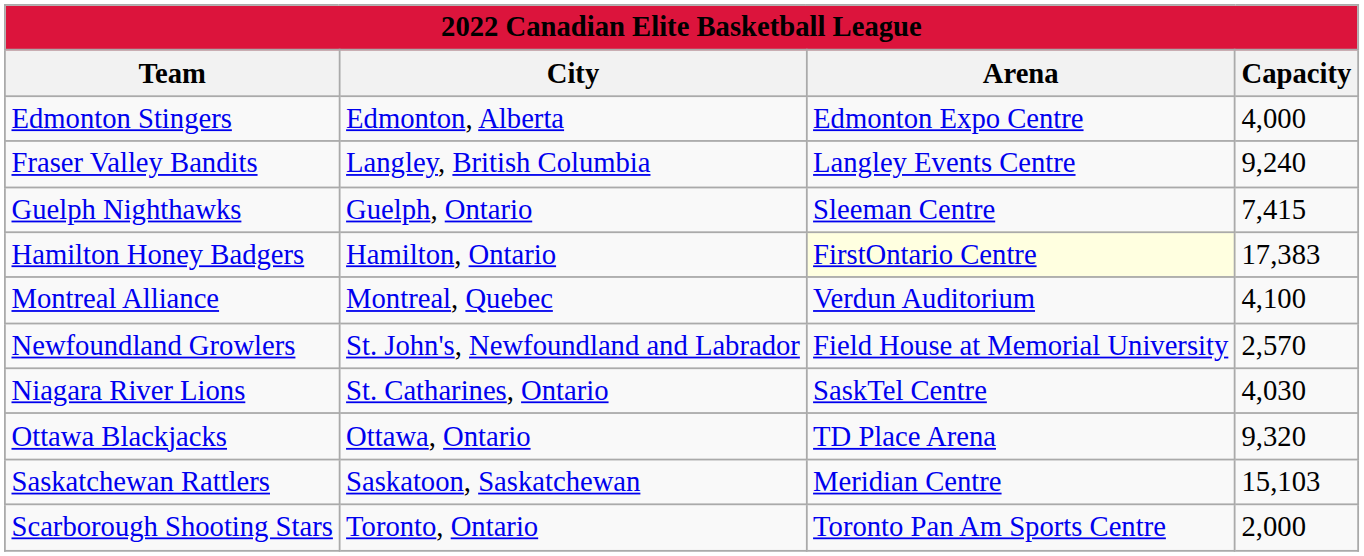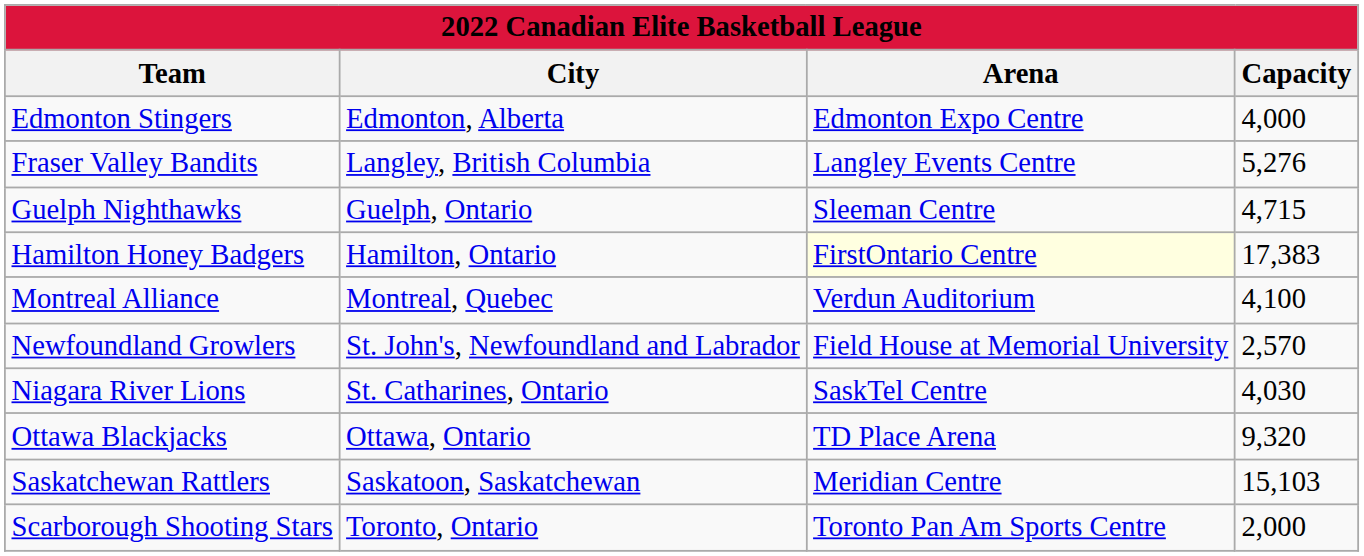(1274, 163) 9,240 -> (1274, 163) 5,276
(1274, 208) 7,415 -> (1274, 208) 4,715
